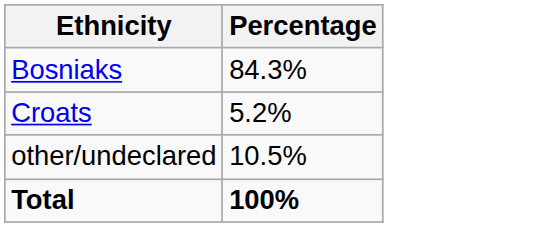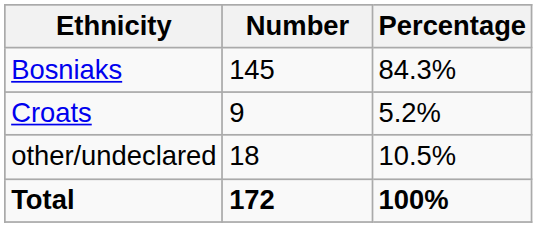+ column: (298, 26)
